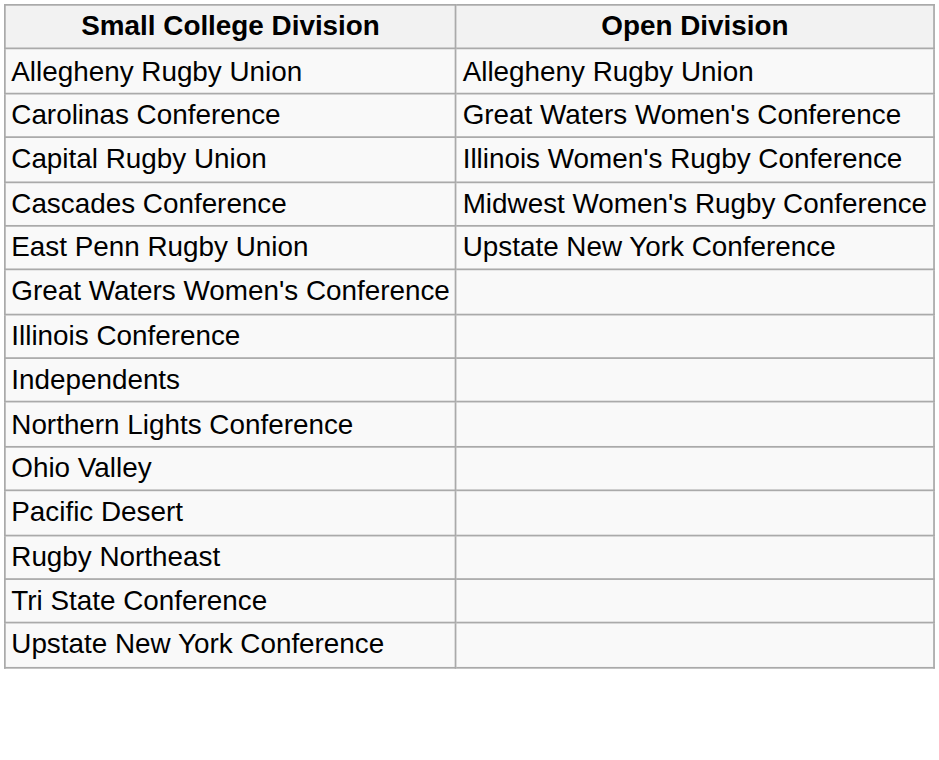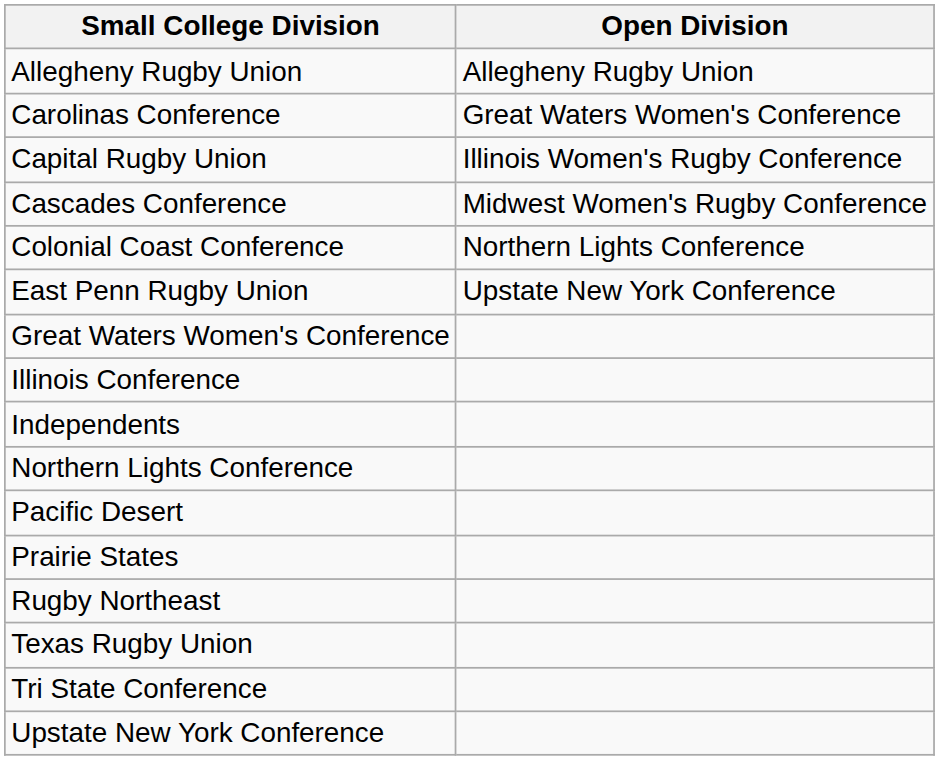+ row: (178, 247)
- row: (81, 468)
+ row: (95, 556)
+ row: (132, 644)
